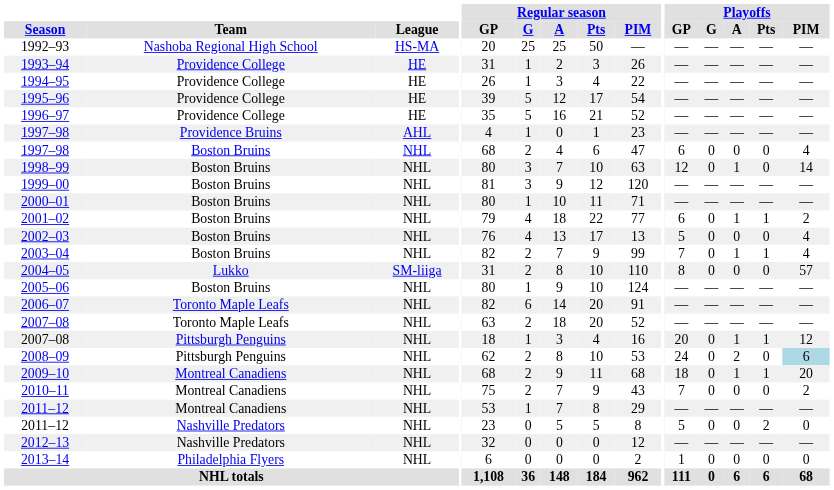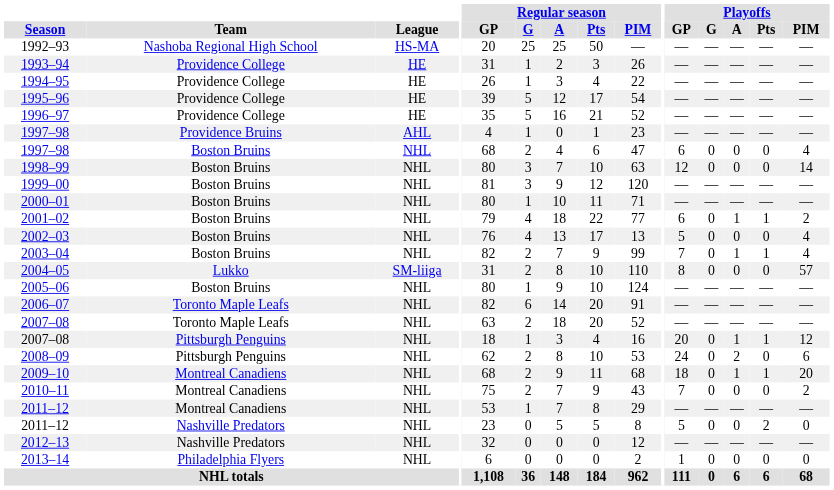(737, 167) 1 -> (737, 167) 0
(806, 356) lightblue background -> (806, 356) no background
